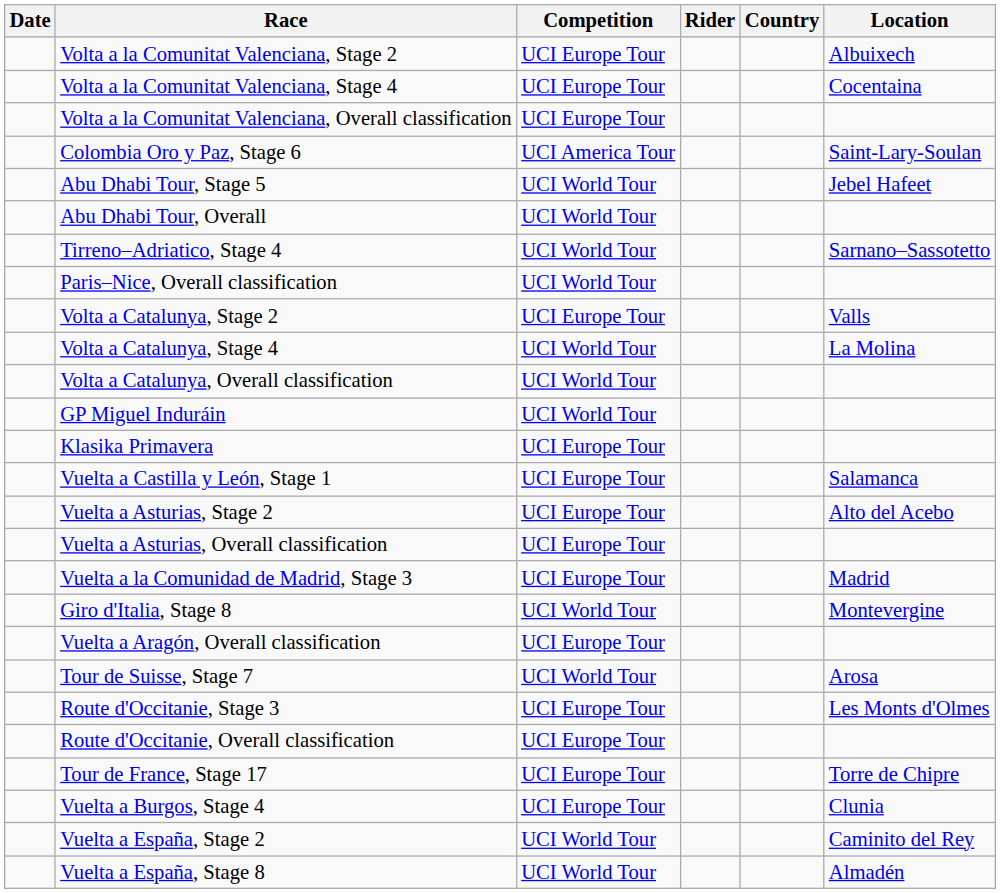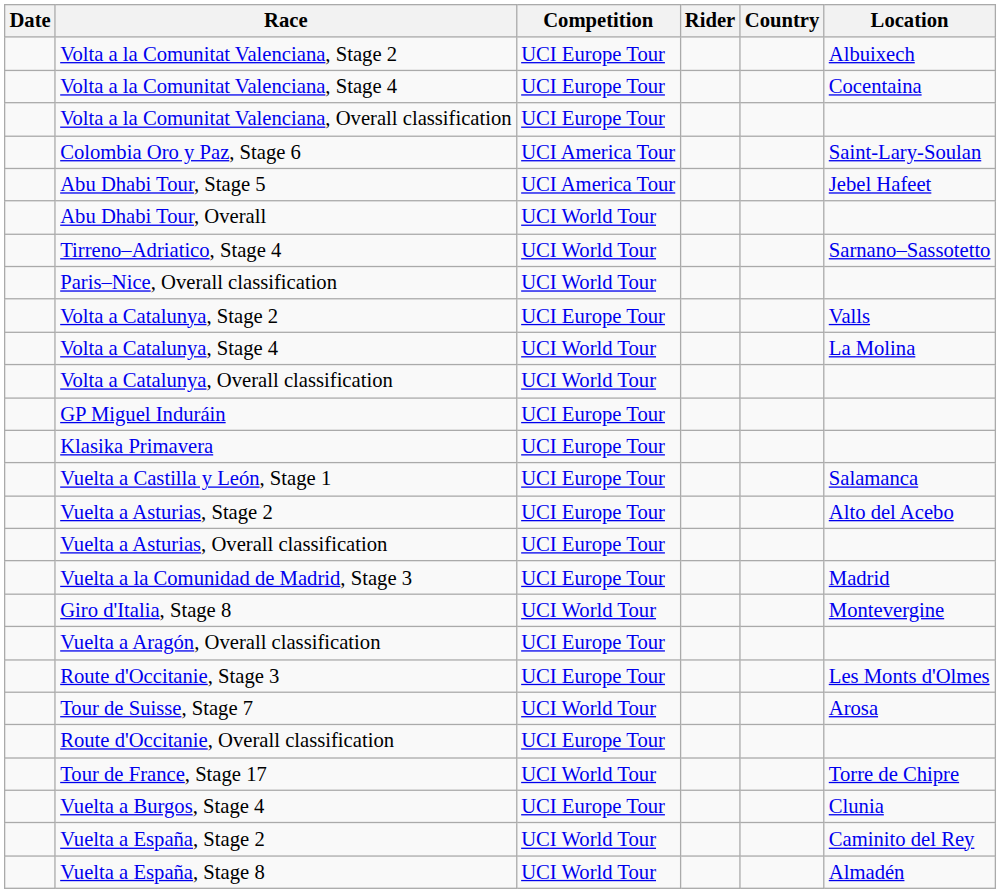(589, 184) UCI World Tour -> (598, 184) UCI America Tour
(589, 413) UCI World Tour -> (593, 413) UCI Europe Tour
rows swapped: (157, 675) <-> (170, 708)
(593, 773) UCI Europe Tour -> (589, 773) UCI World Tour
